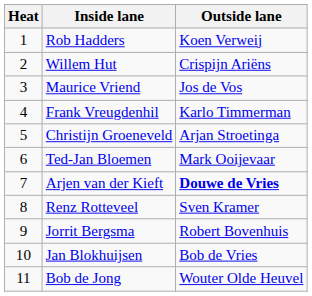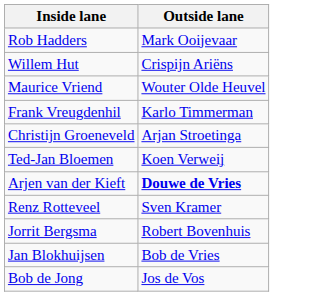- column: (23, 16)
(221, 40) Koen Verweij -> (189, 40) Mark Ooijevaar
(211, 87) Jos de Vos -> (203, 87) Wouter Olde Heuvel
(227, 159) Mark Ooijevaar -> (183, 159) Koen Verweij
(241, 278) Wouter Olde Heuvel -> (173, 278) Jos de Vos
